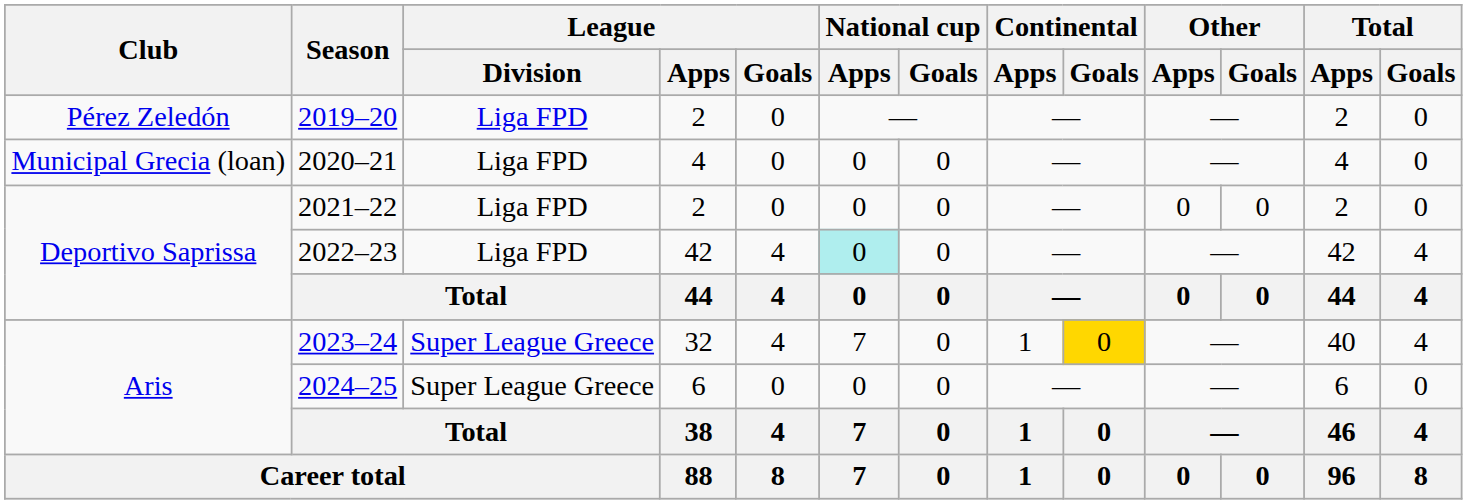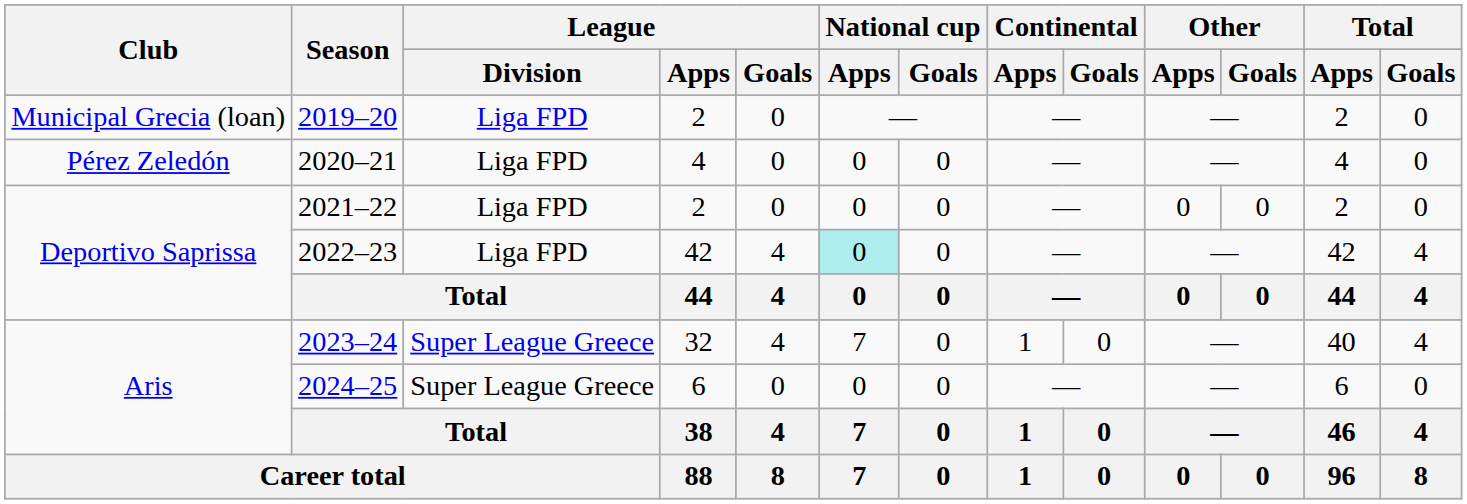(148, 116) Pérez Zeledón -> (148, 116) Municipal Grecia (loan)
(148, 161) Municipal Grecia (loan) -> (148, 161) Pérez Zeledón
(1104, 341) gold background -> (1104, 341) no background
